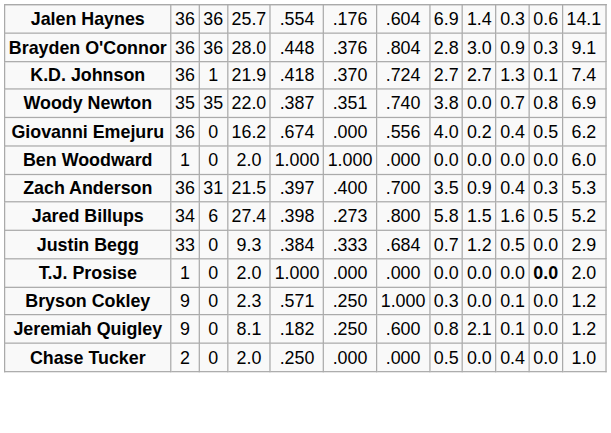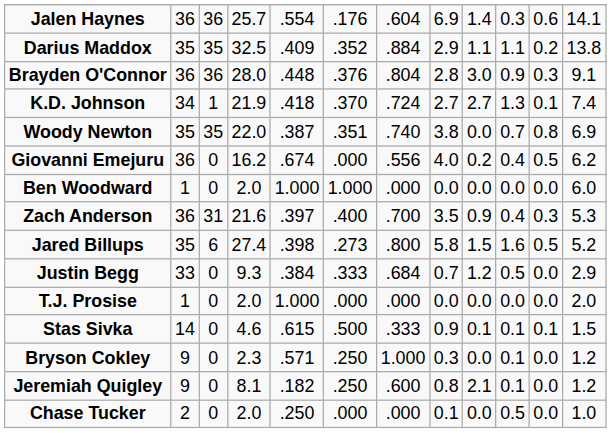+ row: (88, 47)
(185, 76) 36 -> (185, 104) 34
(249, 188) 21.5 -> (249, 217) 21.6
(185, 217) 34 -> (185, 245) 35
(546, 273) bold -> (546, 301) normal
+ row: (88, 329)
(446, 358) 0.5 -> (446, 414) 0.1
(513, 358) 0.4 -> (513, 414) 0.5
